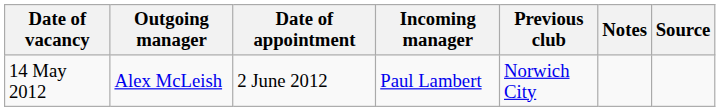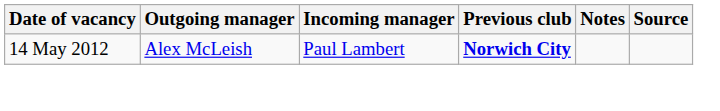- column: (304, 29)
(537, 80) normal -> (517, 49) bold
